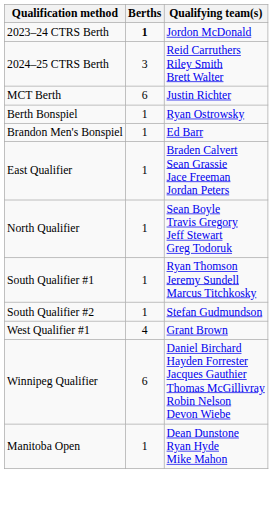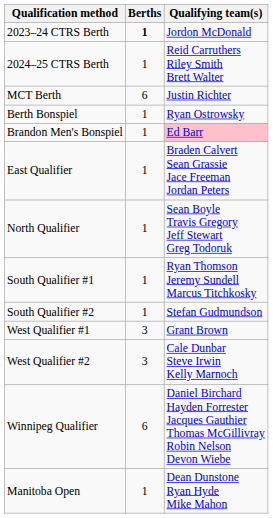(145, 63) 3 -> (145, 63) 1
(185, 132) no background -> (185, 132) pink background
(145, 330) 4 -> (145, 330) 3
+ row: (48, 362)
